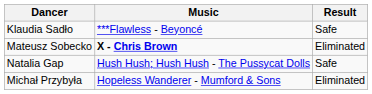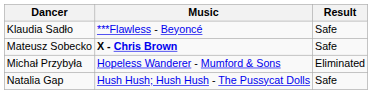(340, 47) Eliminated -> (326, 47) Safe
rows swapped: (35, 64) <-> (44, 81)
